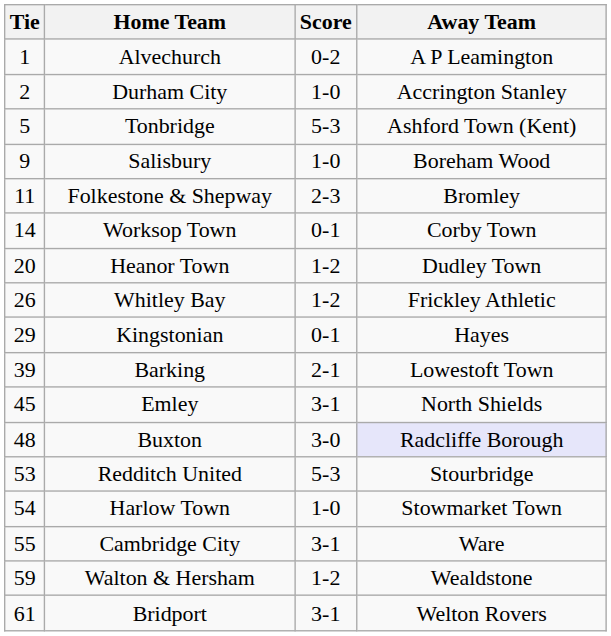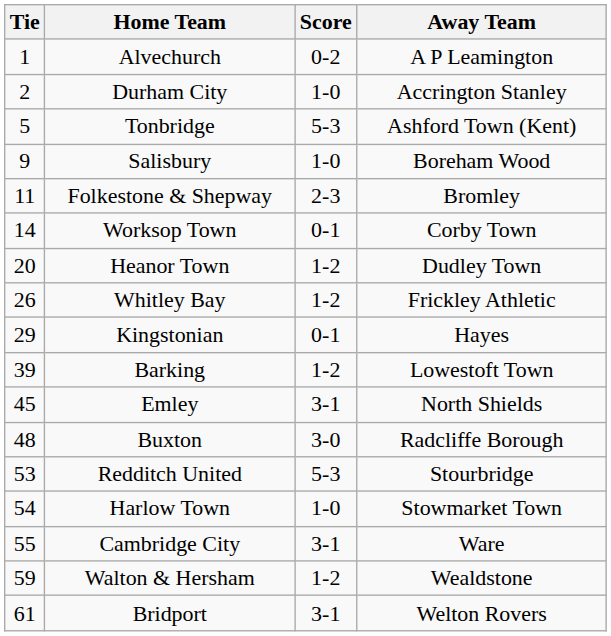(326, 369) 2-1 -> (326, 369) 1-2
(482, 439) lavender background -> (482, 439) no background
